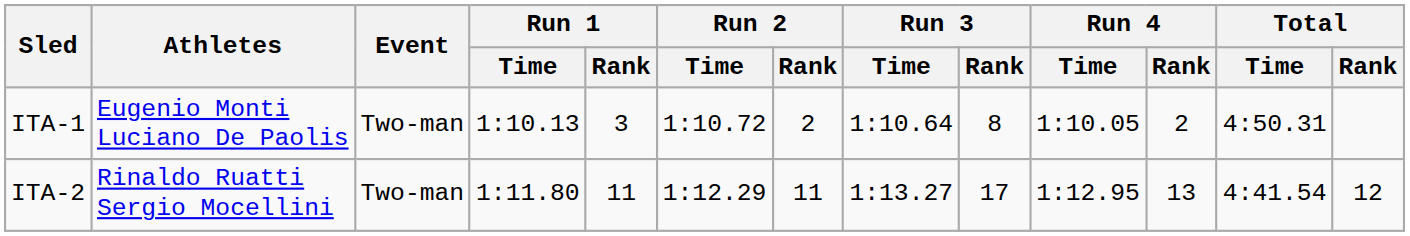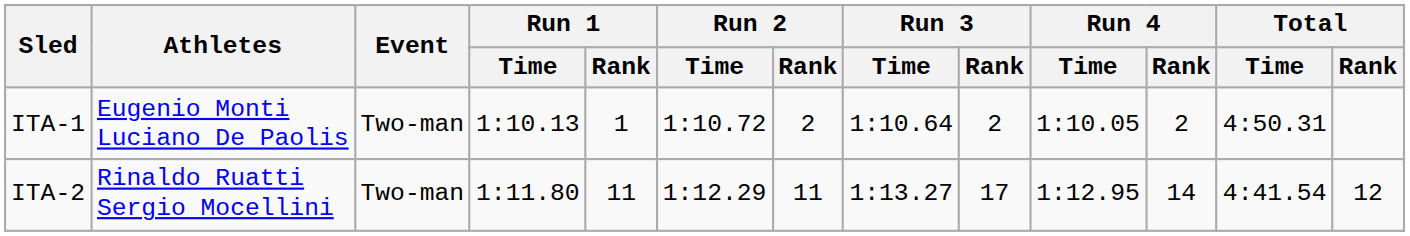(621, 123) 3 -> (621, 123) 1
(995, 123) 8 -> (995, 123) 2
(1181, 194) 13 -> (1181, 194) 14
